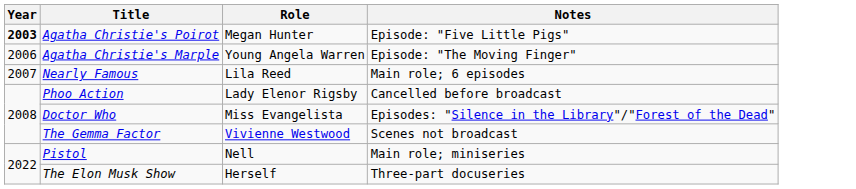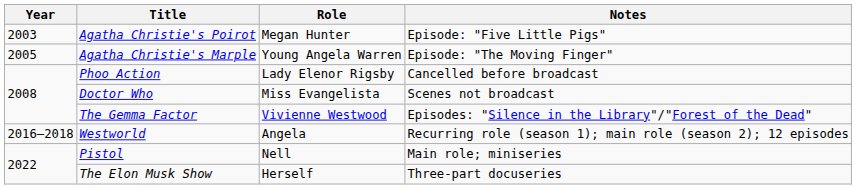(22, 34) bold -> (22, 34) normal
(22, 54) 2006 -> (22, 54) 2005
- row: (90, 74)
(573, 114) Episodes: "Silence in the Library"/"Forest of the Dead" -> (481, 94) Scenes not broadcast
(444, 134) Scenes not broadcast -> (610, 114) Episodes: "Silence in the Library"/"Forest of the Dead"
+ row: (113, 134)
